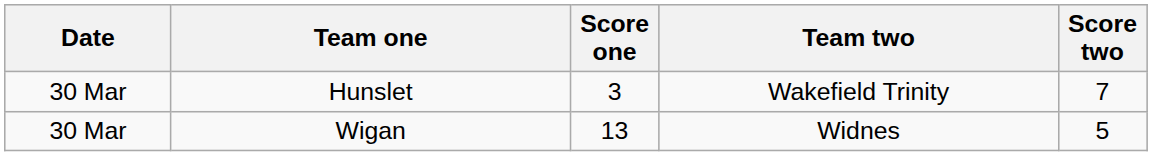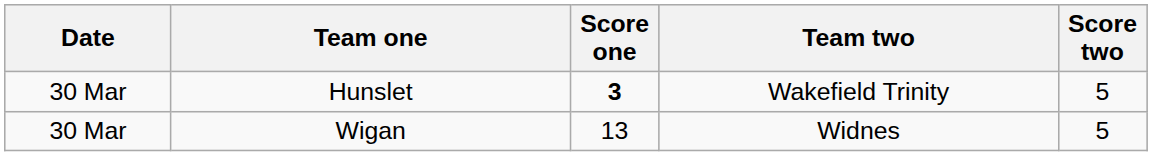(615, 91) normal -> (615, 91) bold
(1102, 91) 7 -> (1102, 91) 5
